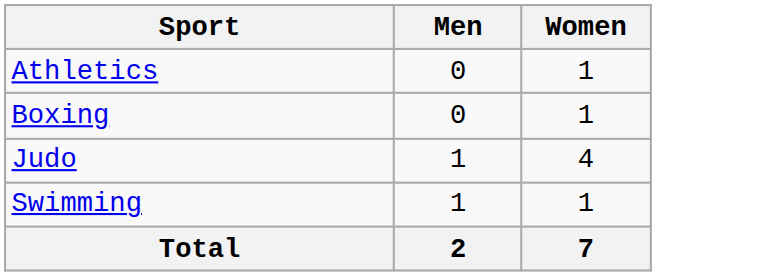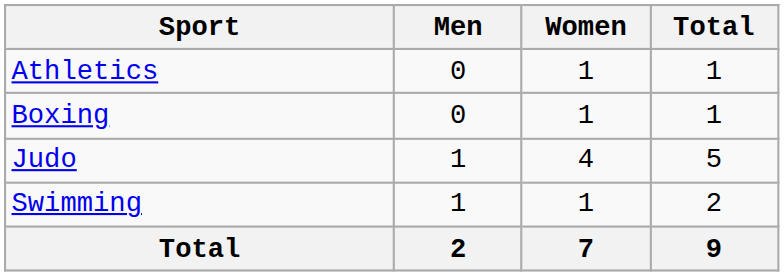+ column: (714, 27)
